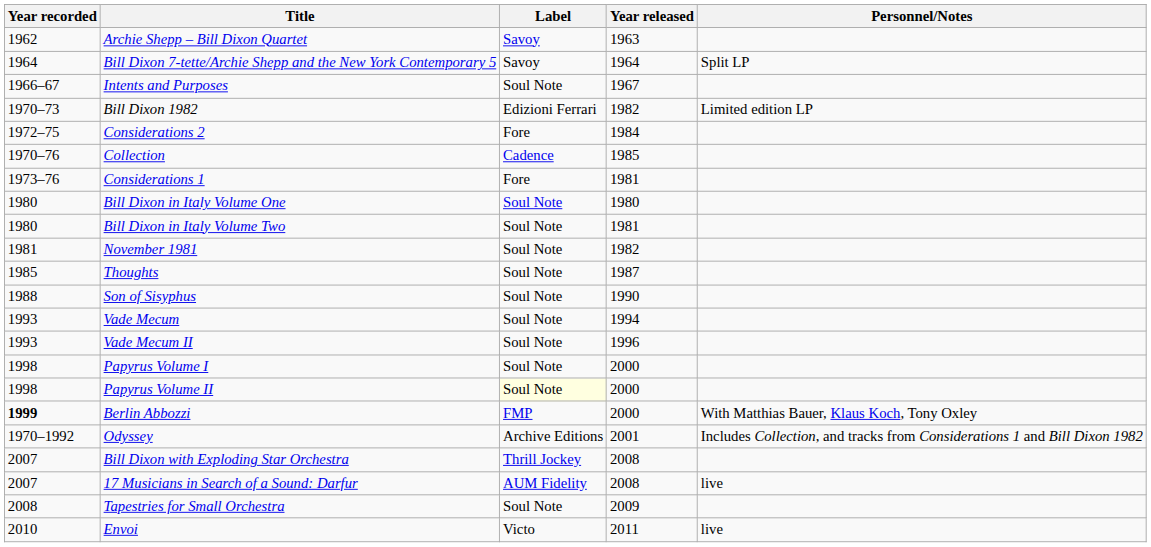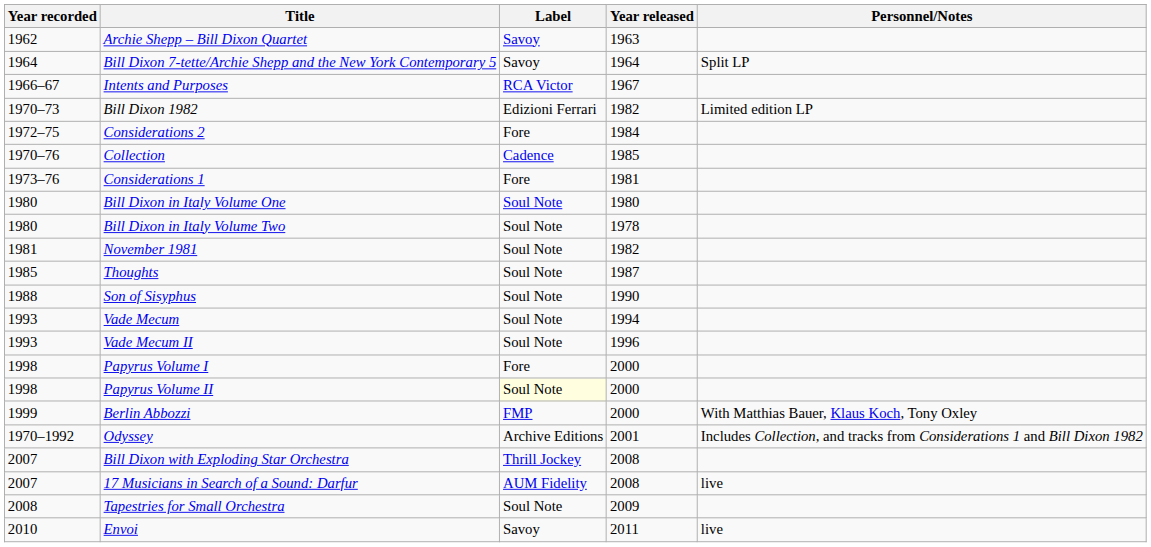(533, 86) Soul Note -> (538, 86) RCA Victor
(625, 226) 1981 -> (625, 226) 1978
(533, 366) Soul Note -> (517, 366) Fore
(23, 413) bold -> (23, 413) normal
(519, 529) Victo -> (521, 529) Savoy
